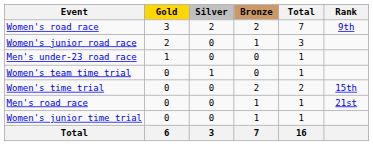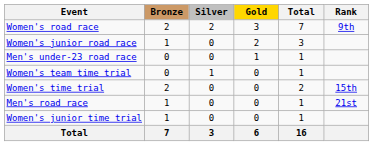columns swapped: (167, 12) <-> (256, 12)
